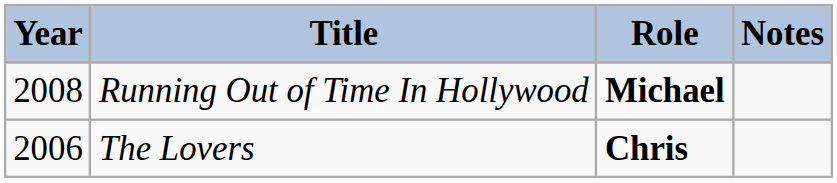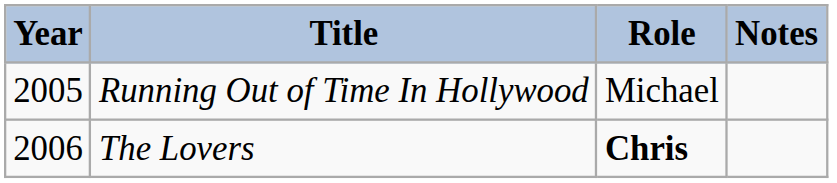(48, 90) 2008 -> (48, 90) 2005
(665, 90) bold -> (662, 90) normal
